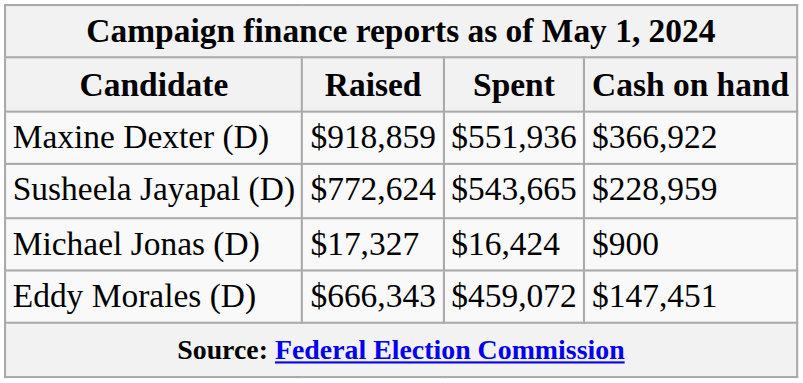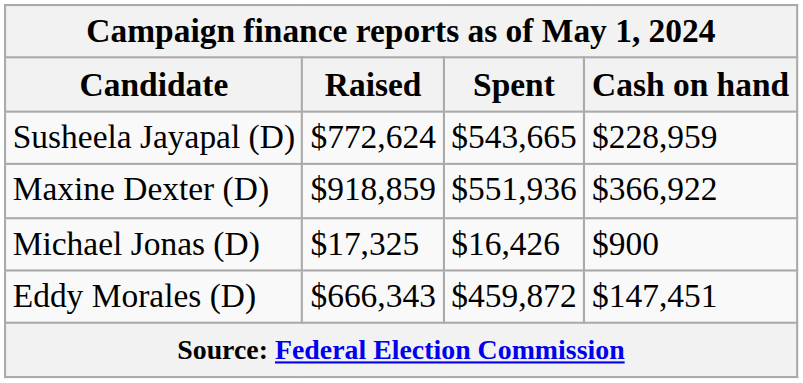rows swapped: (141, 137) <-> (154, 190)
(365, 243) $17,327 -> (365, 243) $17,325
(506, 243) $16,424 -> (506, 243) $16,426
(514, 296) $459,072 -> (514, 296) $459,872
